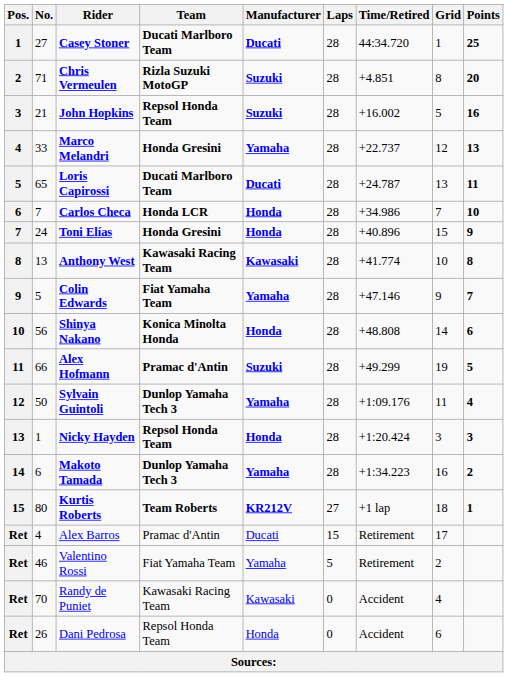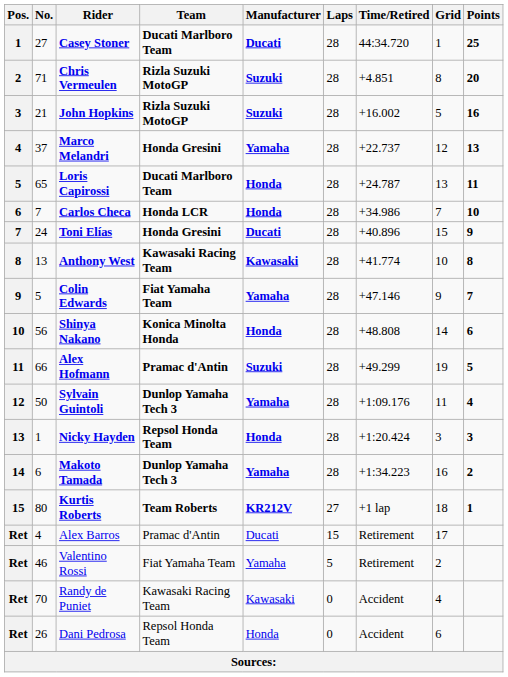(180, 113) Repsol Honda Team -> (176, 113) Rizla Suzuki MotoGP
(41, 148) 33 -> (41, 148) 37
(263, 184) Ducati -> (264, 184) Honda
(264, 232) Honda -> (263, 232) Ducati
